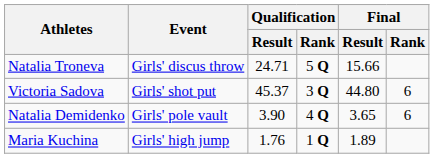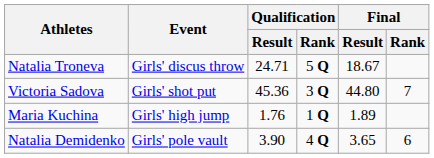(363, 66) 15.66 -> (363, 66) 18.67
(272, 91) 45.37 -> (272, 91) 45.36
(408, 91) 6 -> (408, 91) 7
rows swapped: (53, 140) <-> (66, 116)
